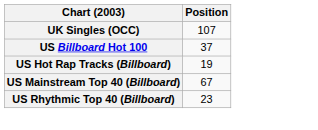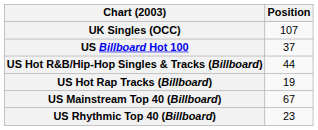+ row: (135, 64)
